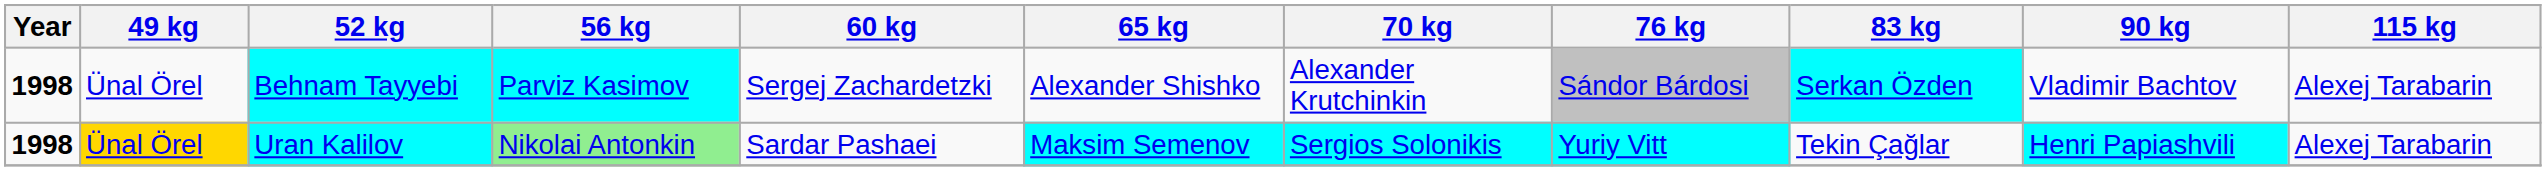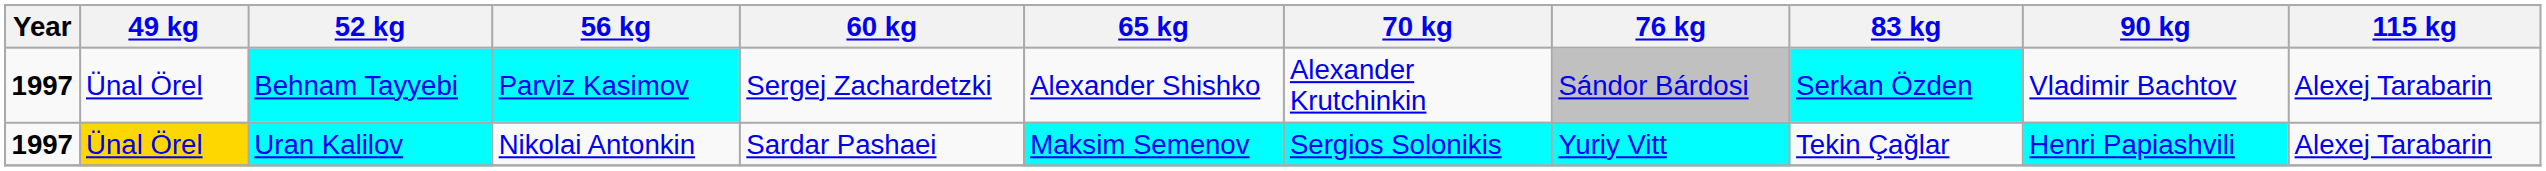(42, 85) 1998 -> (42, 85) 1997
(42, 144) 1998 -> (42, 144) 1997
(597, 144) lightgreen background -> (597, 144) no background
